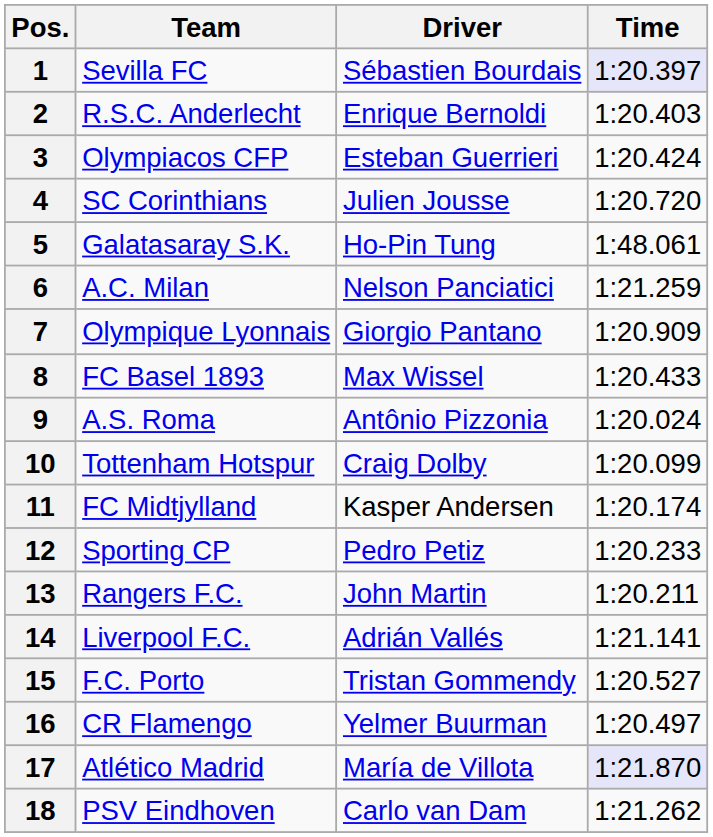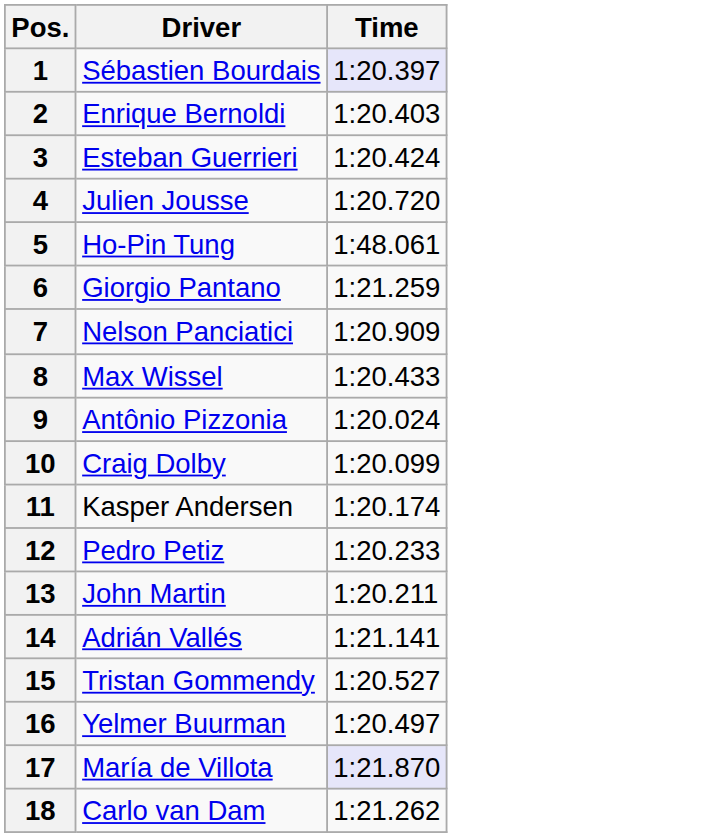- column: (206, 27)
(448, 288) Nelson Panciatici -> (181, 288) Giorgio Pantano
(442, 332) Giorgio Pantano -> (188, 332) Nelson Panciatici
